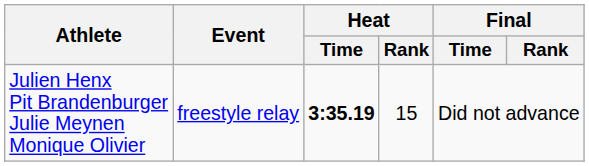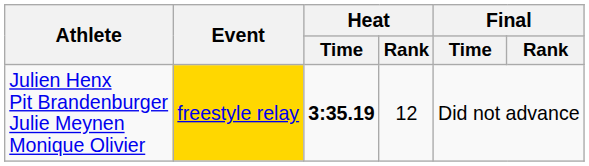(238, 113) no background -> (238, 113) gold background
(406, 113) 15 -> (406, 113) 12
